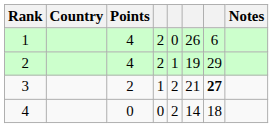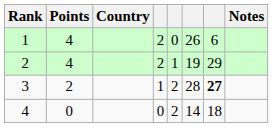columns swapped: (76, 16) <-> (130, 16)
(193, 87) 21 -> (193, 87) 28
